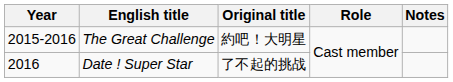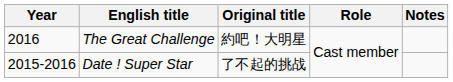(42, 39) 2015-2016 -> (24, 39) 2016
(24, 64) 2016 -> (42, 64) 2015-2016
